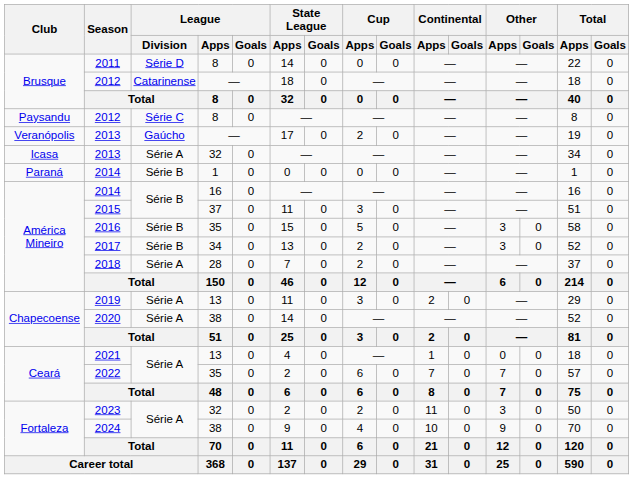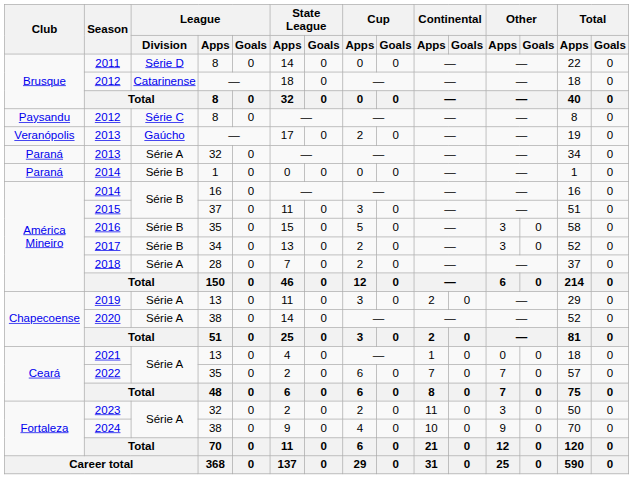(44, 154) Icasa -> (44, 154) Paraná
